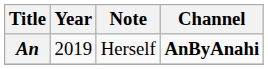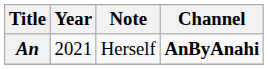(73, 49) 2019 -> (73, 49) 2021
